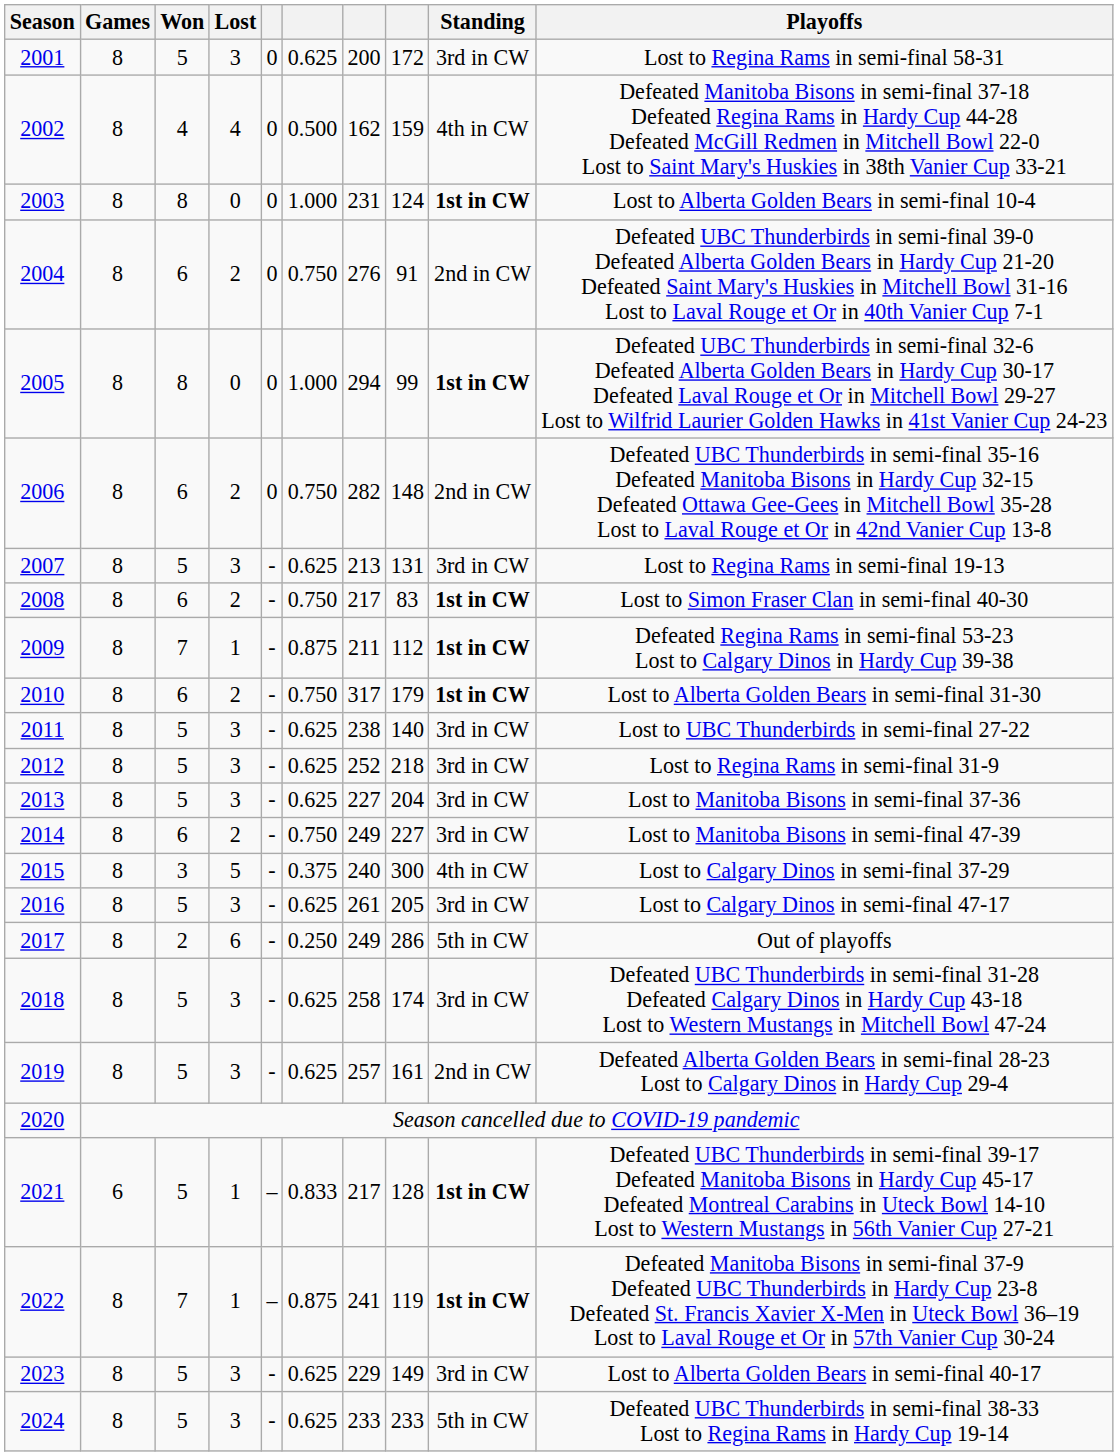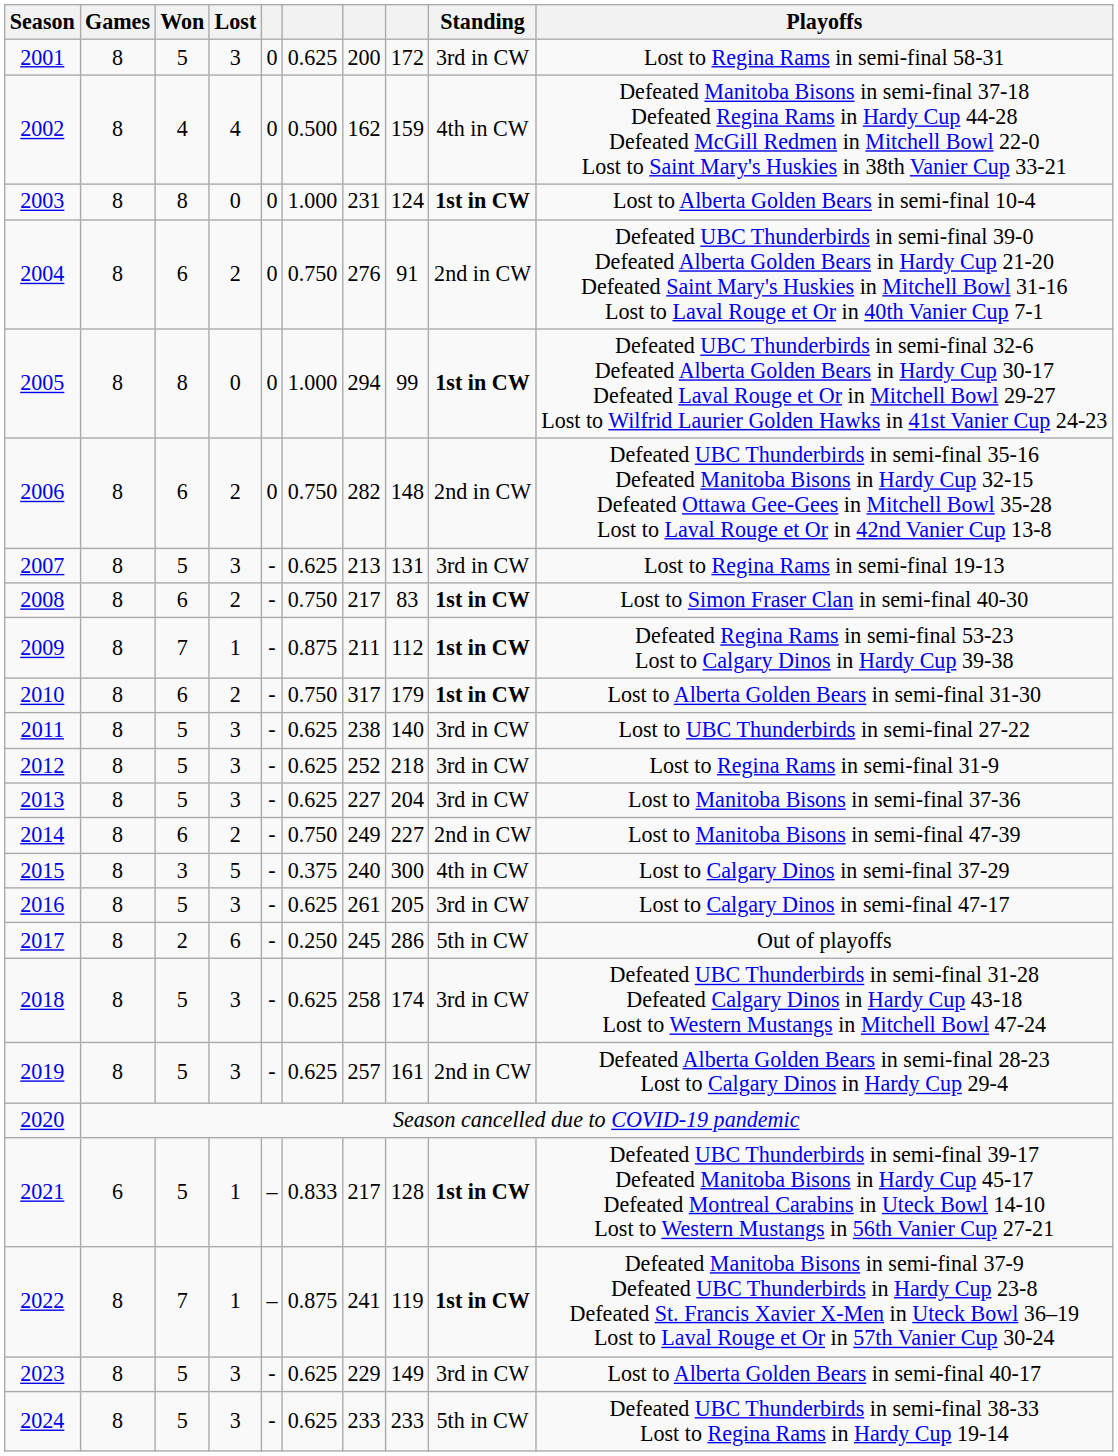(483, 835) 3rd in CW -> (483, 835) 2nd in CW
(364, 940) 249 -> (364, 940) 245
